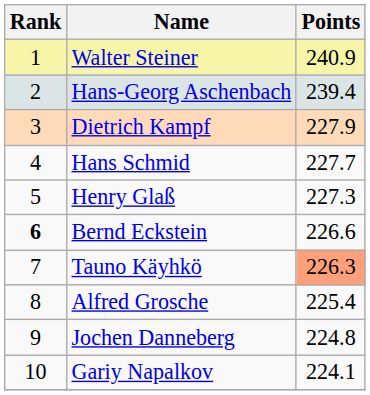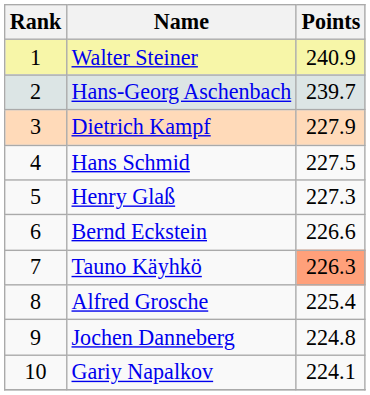(331, 92) 239.4 -> (331, 92) 239.7
(331, 162) 227.7 -> (331, 162) 227.5
(36, 232) bold -> (36, 232) normal
